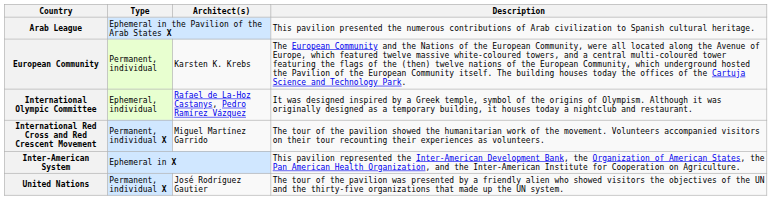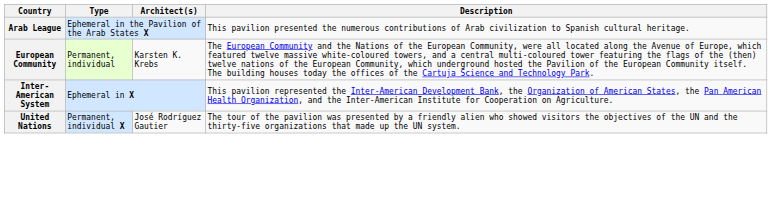- row: (56, 104)
- row: (56, 136)
